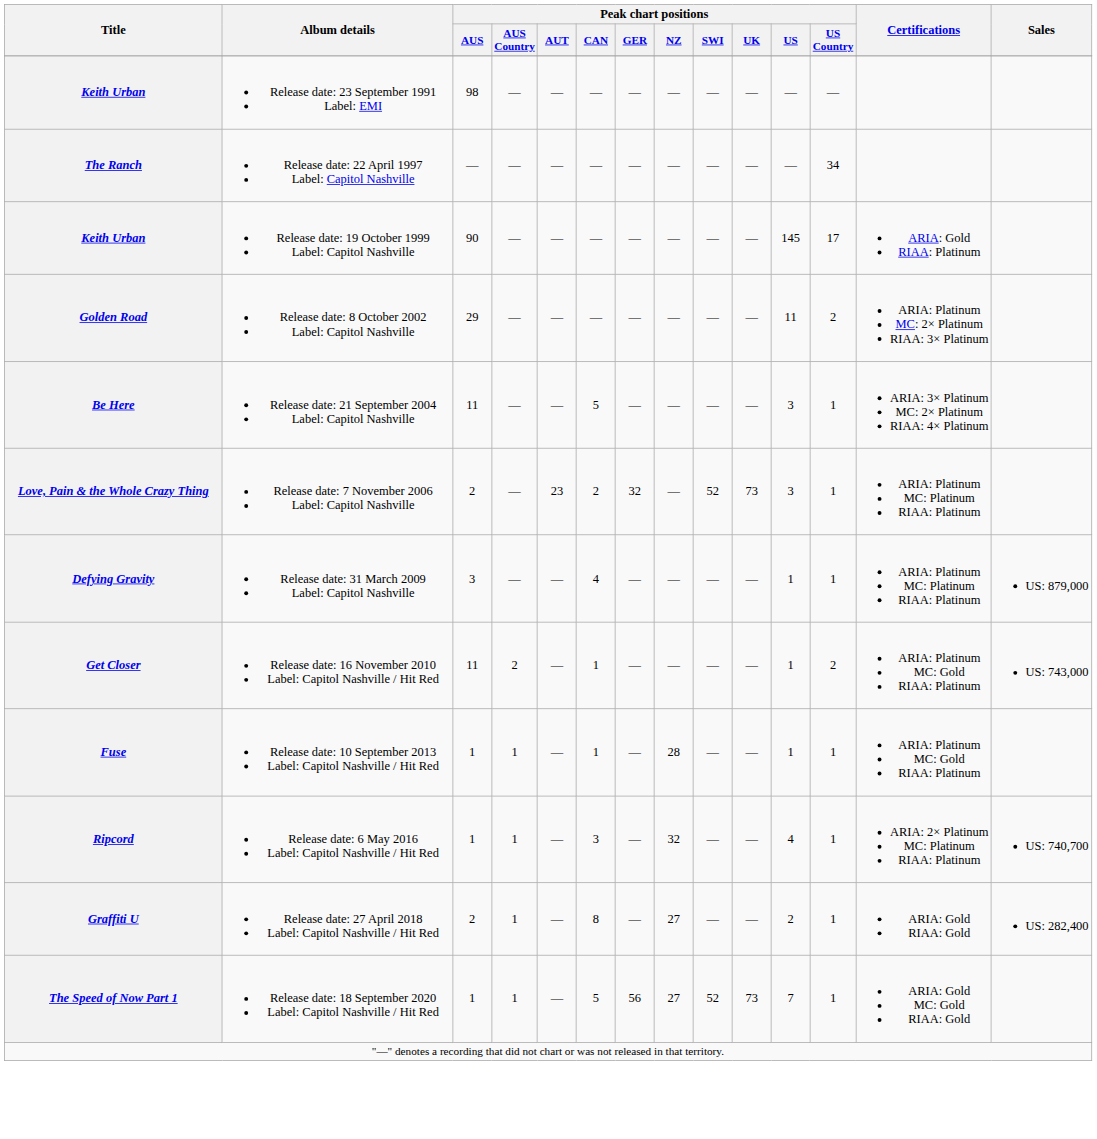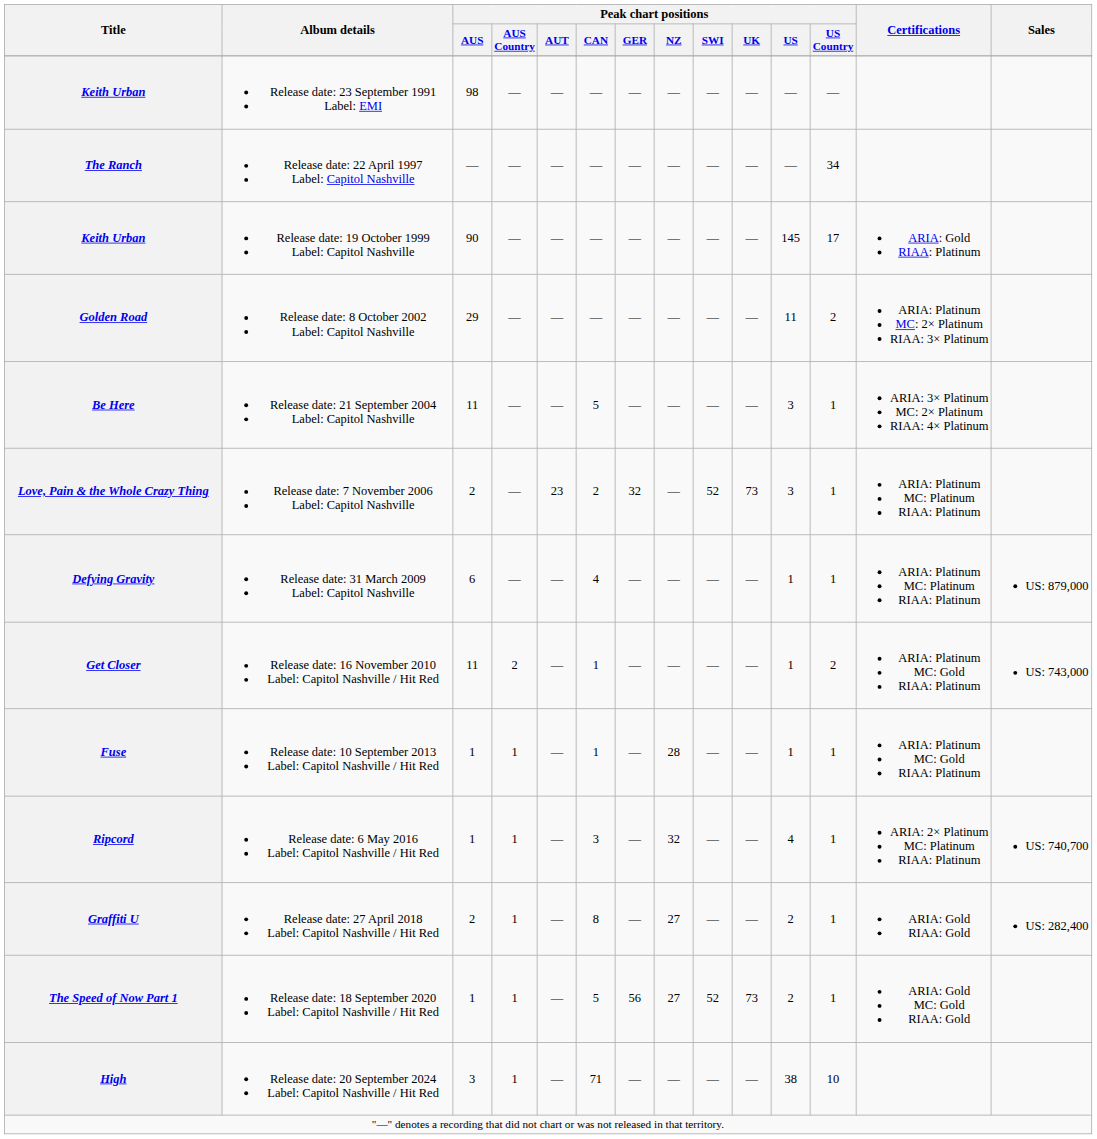(472, 578) 3 -> (472, 578) 6
(791, 998) 7 -> (791, 998) 2
+ row: (113, 1078)
